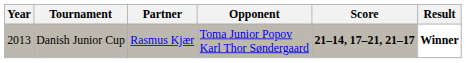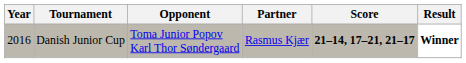columns swapped: (162, 14) <-> (254, 14)
(19, 41) 2013 -> (19, 41) 2016
